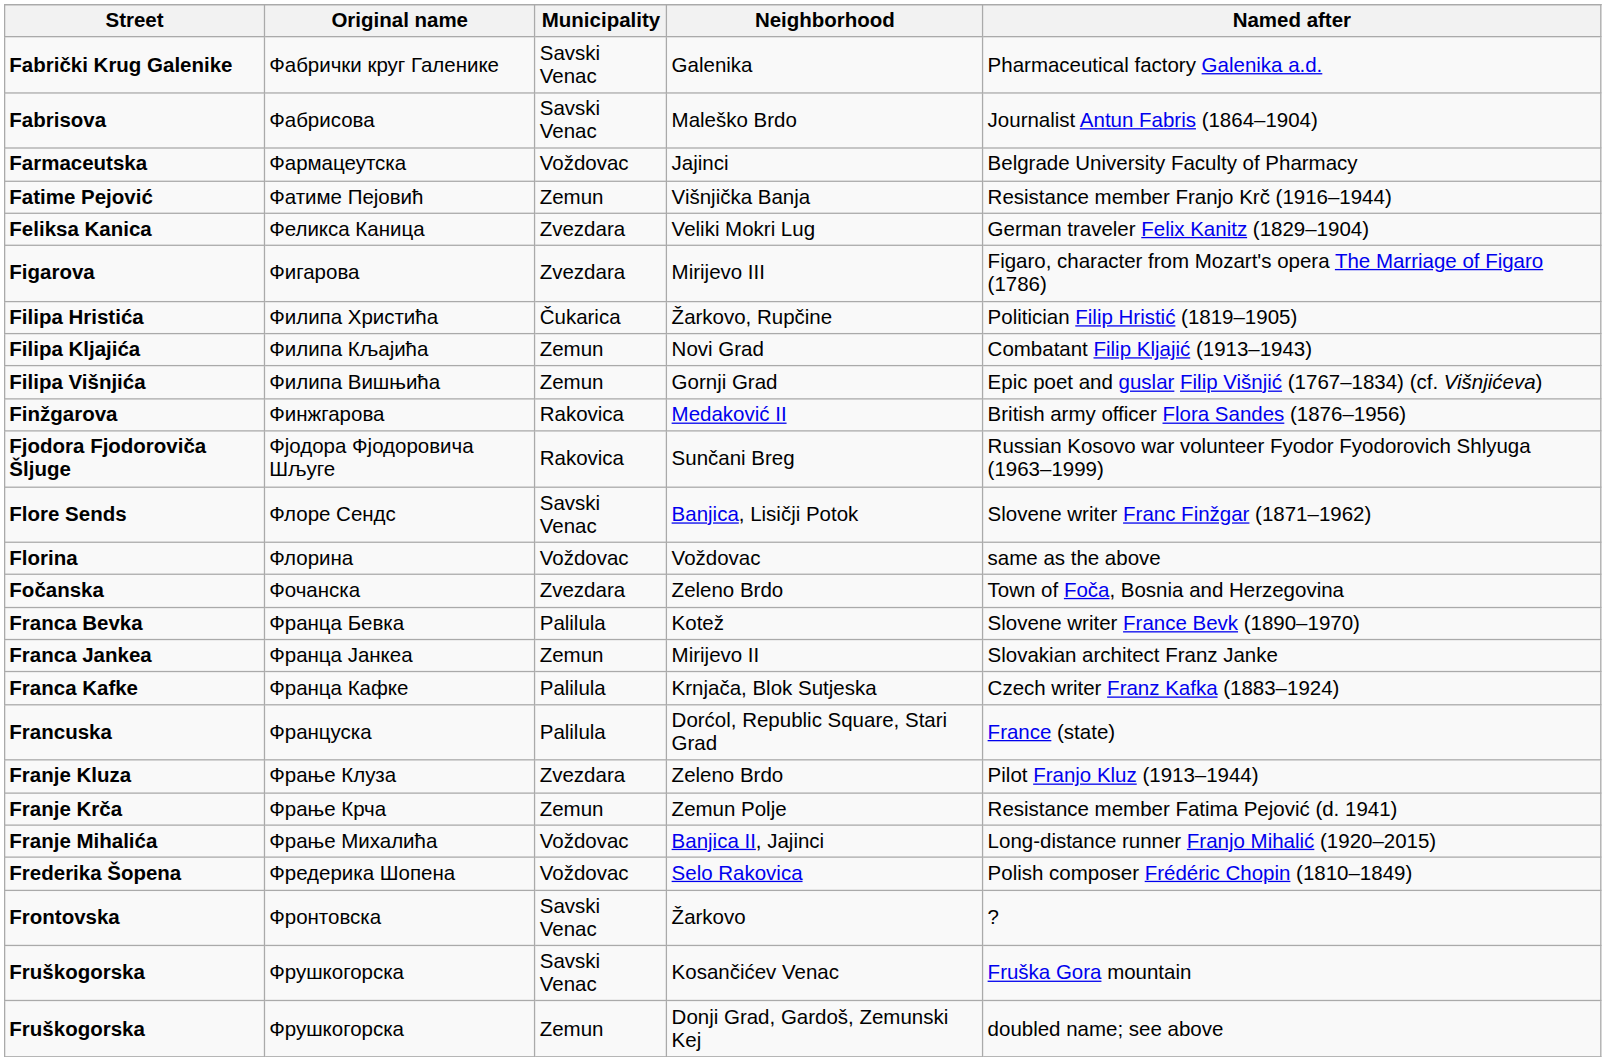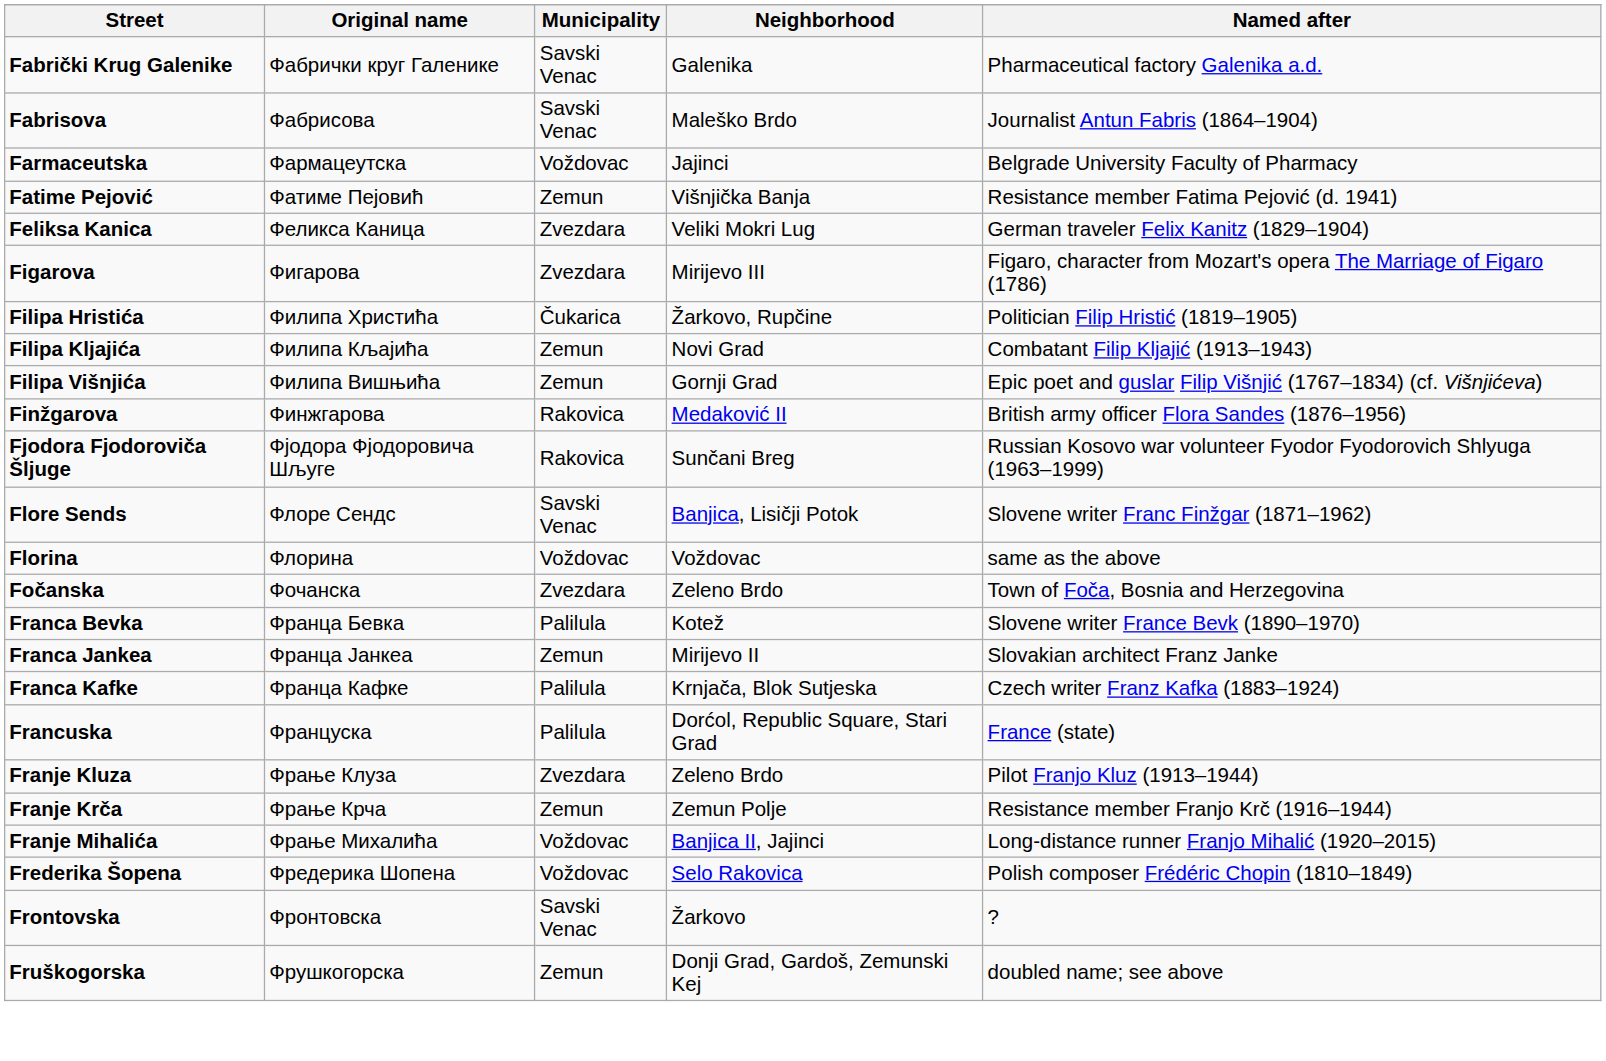(1190, 196) Resistance member Franjo Krč (1916–1944) -> (1192, 196) Resistance member Fatima Pejović (d. 1941)
(1192, 808) Resistance member Fatima Pejović (d. 1941) -> (1190, 808) Resistance member Franjo Krč (1916–1944)
- row: (77, 973)
